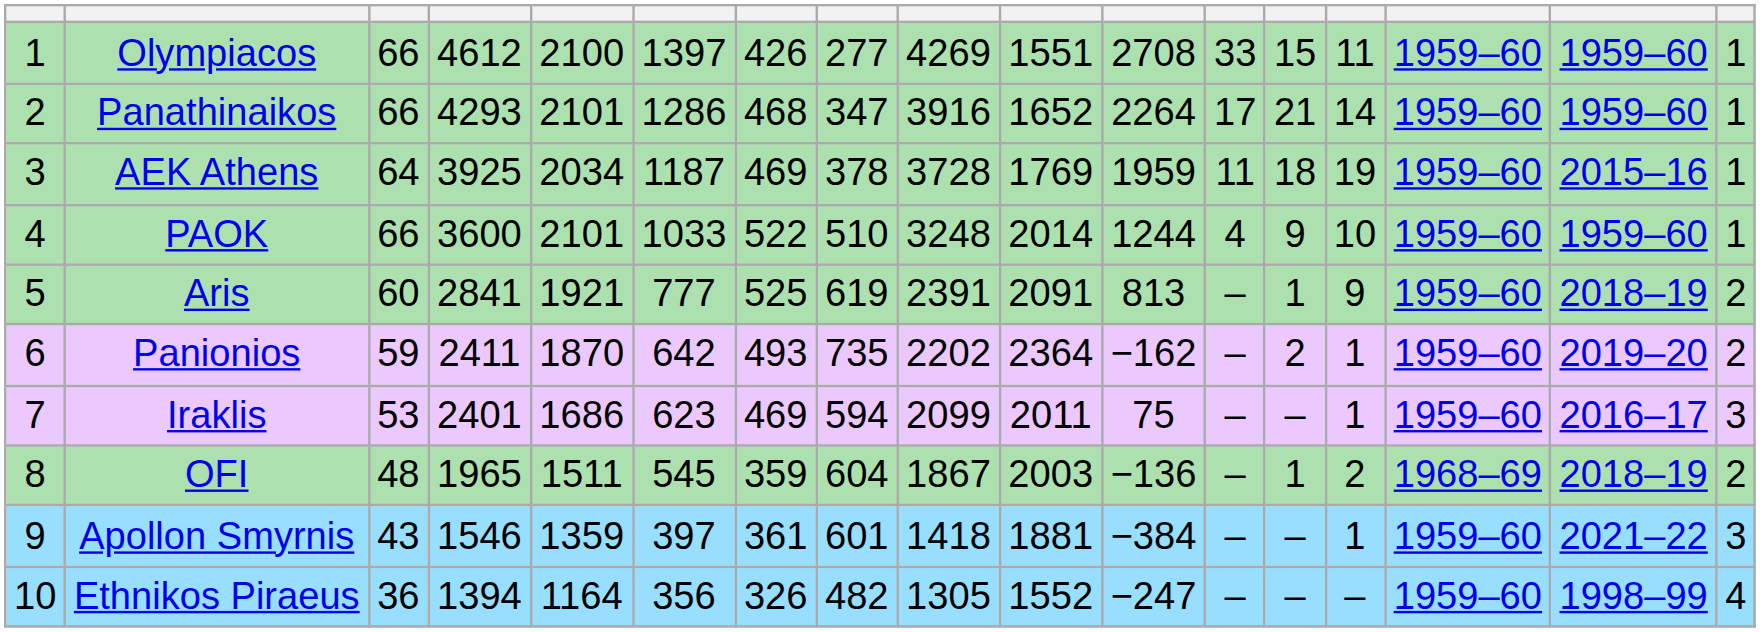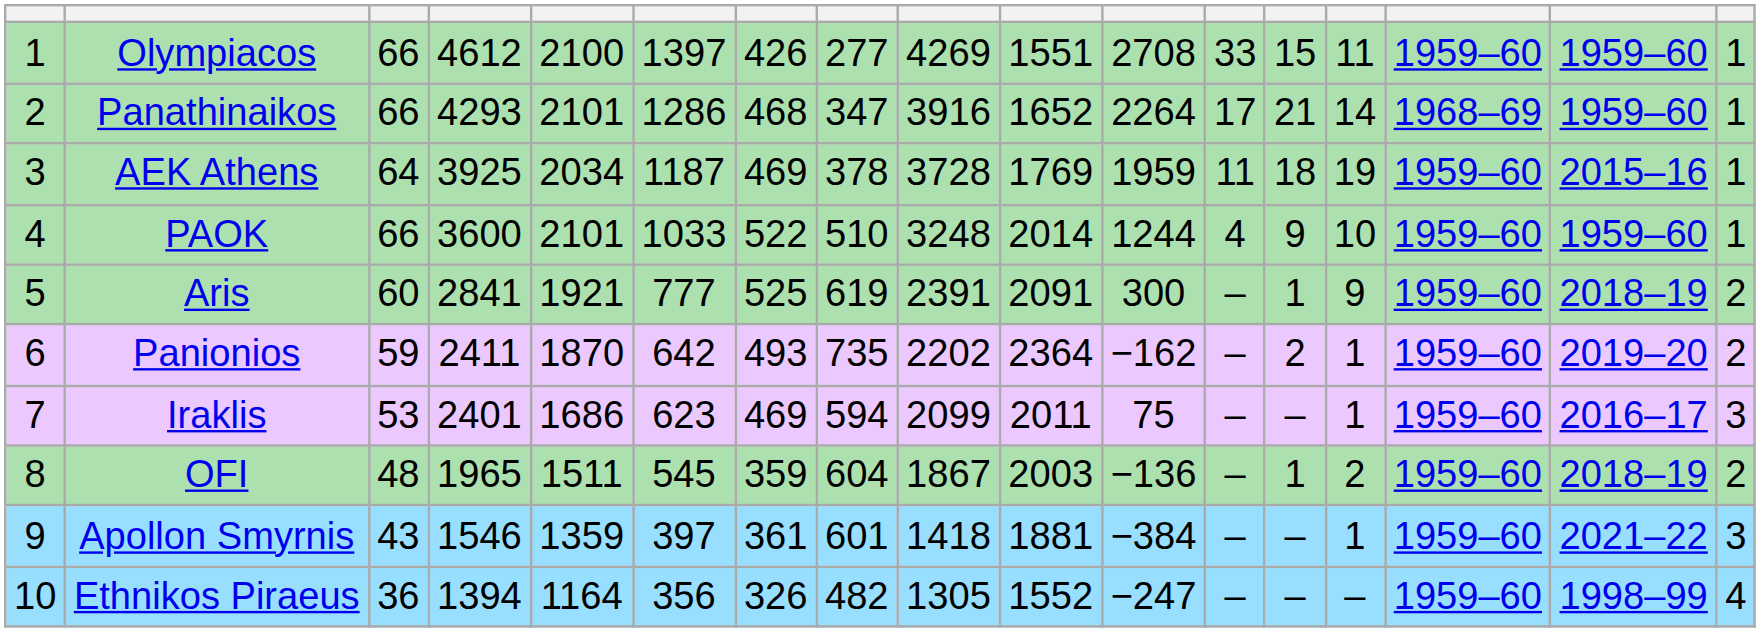(1468, 112) 1959–60 -> (1468, 112) 1968–69
(1154, 293) 813 -> (1154, 293) 300
(1468, 474) 1968–69 -> (1468, 474) 1959–60
